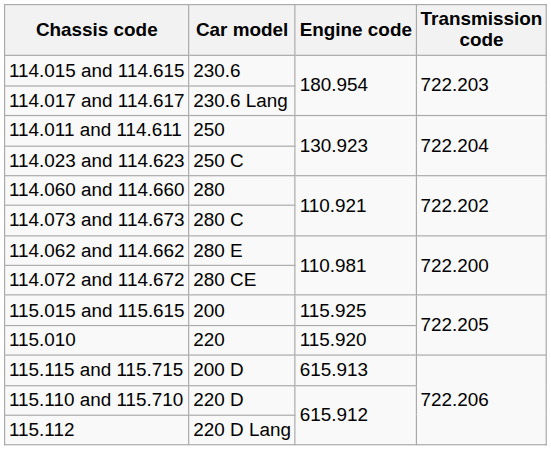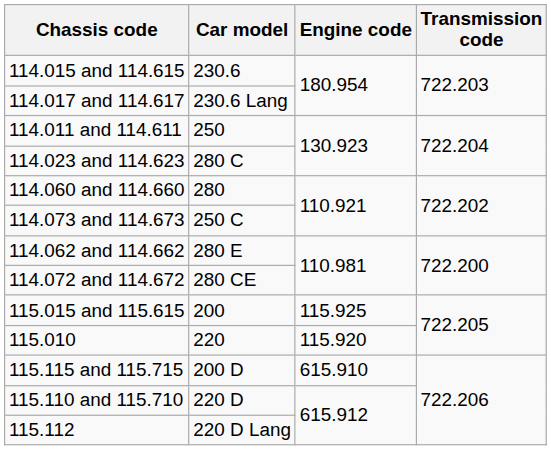(219, 160) 250 C -> (219, 160) 280 C
(219, 220) 280 C -> (219, 220) 250 C
(334, 370) 615.913 -> (334, 370) 615.910
